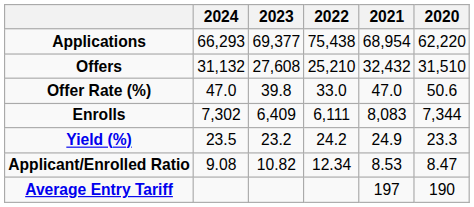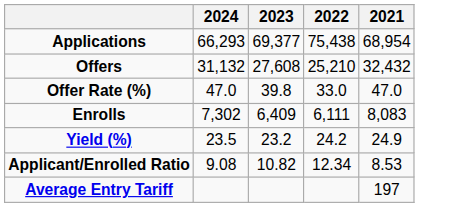- column: (442, 16)
